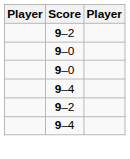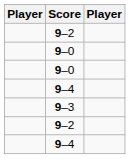+ row: (25, 107)
